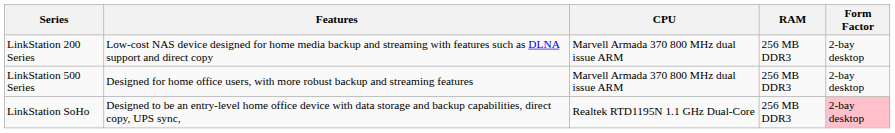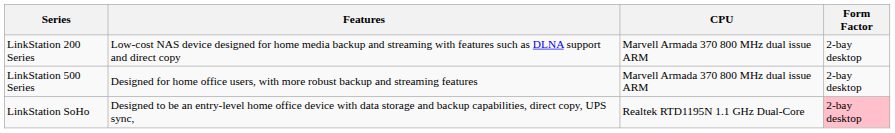- column: (793, 19)
